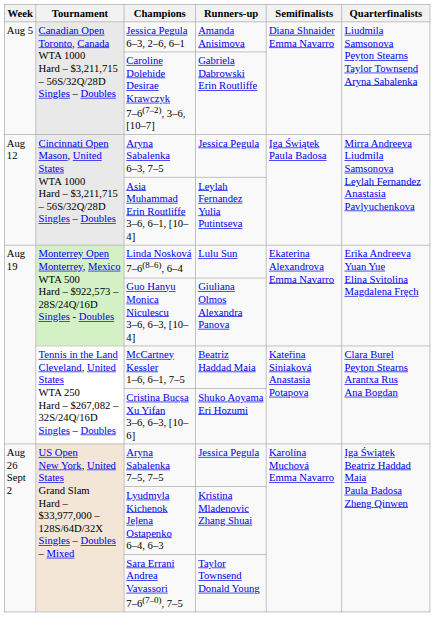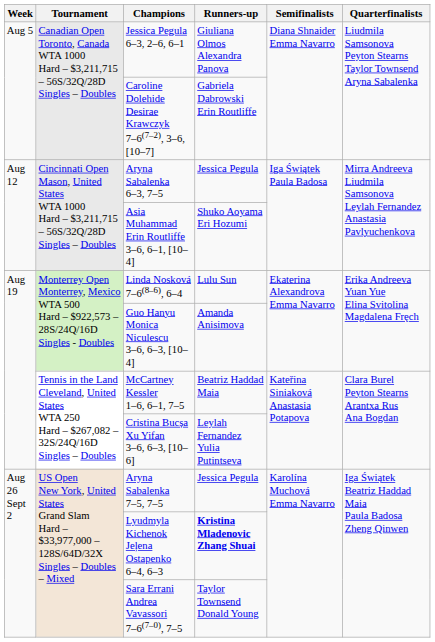(221, 37) Amanda Anisimova -> (219, 49) Giuliana Olmos Alexandra Panova
(220, 205) Leylah Fernandez Yulia Putintseva -> (230, 218) Shuko Aoyama Eri Hozumi
(220, 305) Giuliana Olmos Alexandra Panova -> (221, 318) Amanda Anisimova
(231, 403) Shuko Aoyama Eri Hozumi -> (219, 441) Leylah Fernandez Yulia Putintseva
(225, 508) normal -> (226, 533) bold
